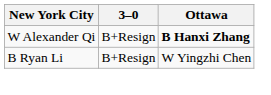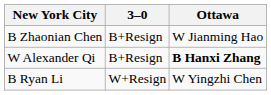+ row: (55, 36)
(128, 57) B+Resign -> (137, 79) W+Resign
